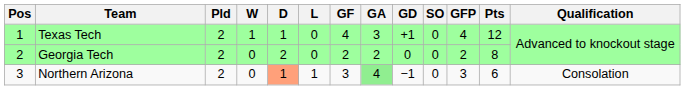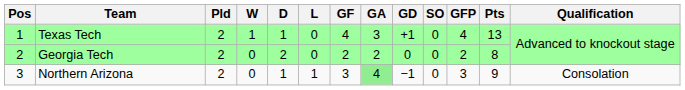(495, 34) 12 -> (495, 34) 13
(283, 74) lightsalmon background -> (283, 74) no background
(495, 74) 6 -> (495, 74) 9
